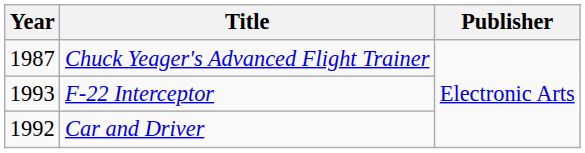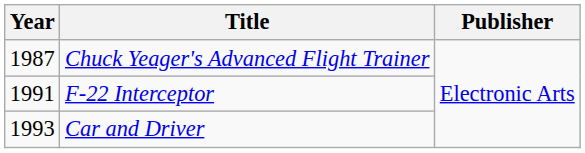(32, 93) 1993 -> (32, 93) 1991
(32, 128) 1992 -> (32, 128) 1993
